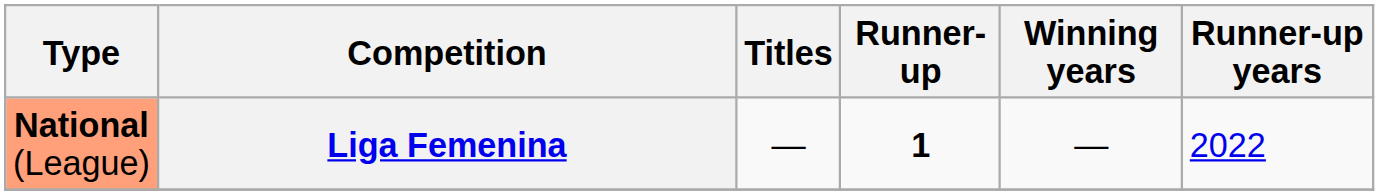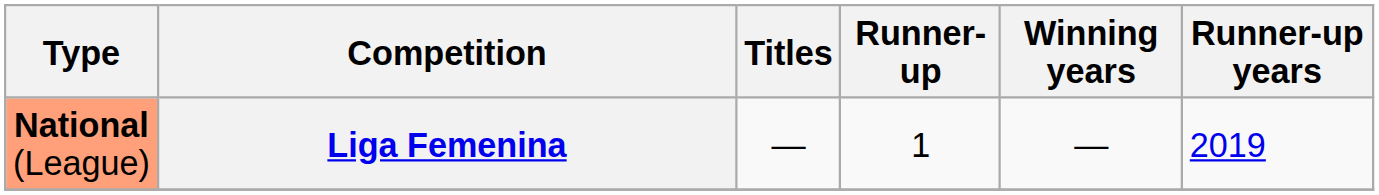(921, 144) bold -> (921, 144) normal
(1228, 144) 2022 -> (1228, 144) 2019
